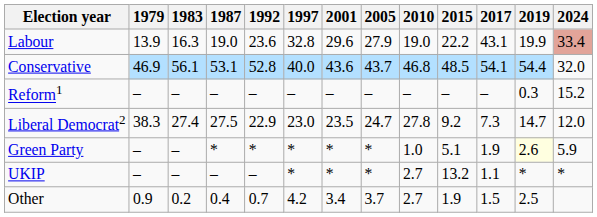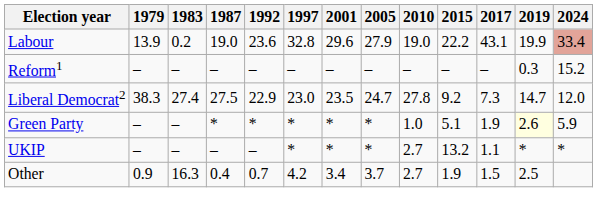(185, 41) 16.3 -> (181, 41) 0.2
- row: (49, 66)
(181, 199) 0.2 -> (185, 174) 16.3
